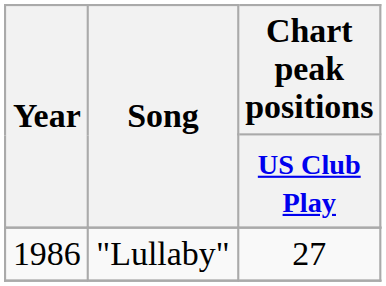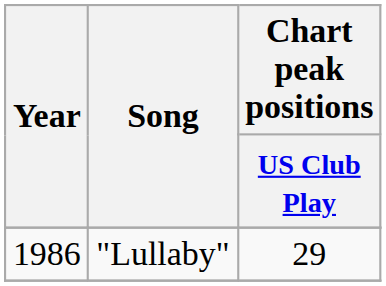(309, 253) 27 -> (309, 253) 29
